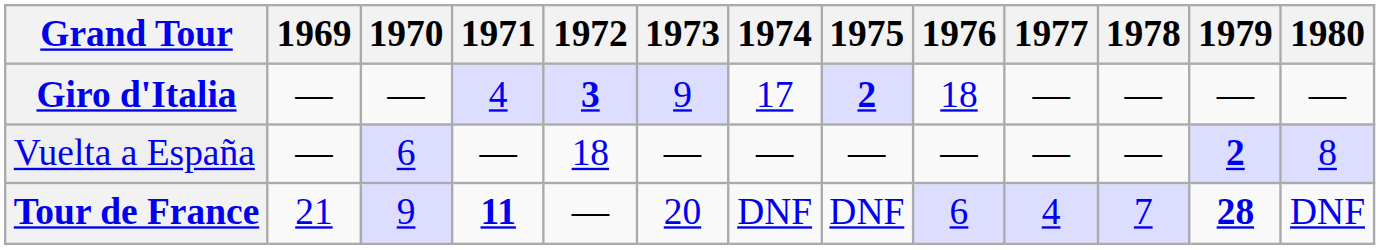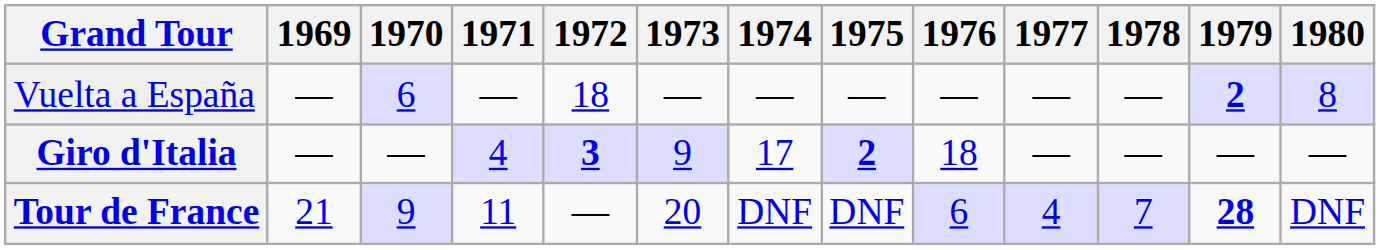rows swapped: (134, 152) <-> (137, 93)
(498, 212) bold -> (498, 212) normal
